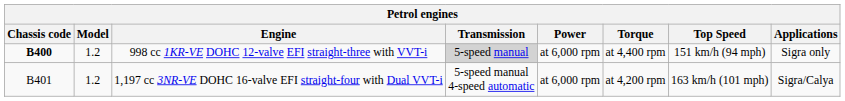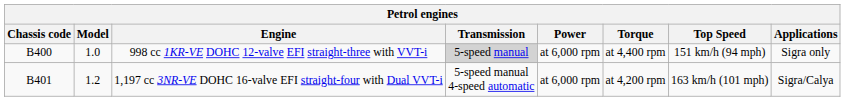(39, 53) bold -> (39, 53) normal
(93, 53) 1.2 -> (93, 53) 1.0
